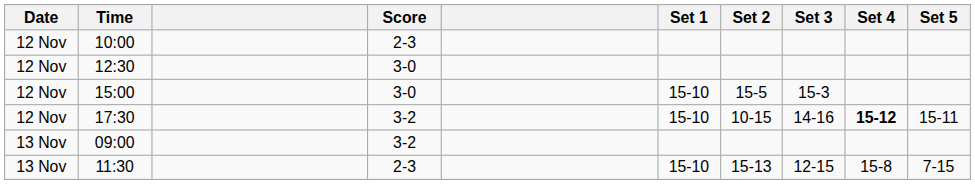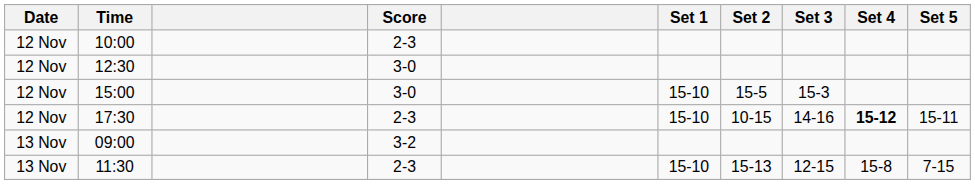(405, 118) 3-2 -> (405, 118) 2-3
